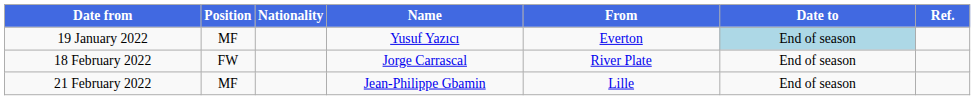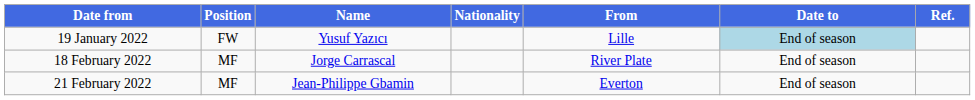columns swapped: (291, 16) <-> (425, 16)
(228, 38) MF -> (228, 38) FW
(621, 38) Everton -> (621, 38) Lille
(228, 61) FW -> (228, 61) MF
(621, 83) Lille -> (621, 83) Everton
